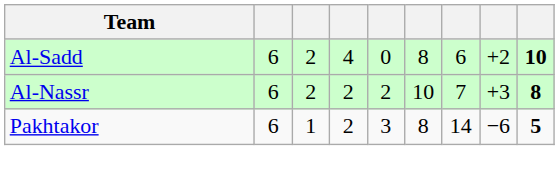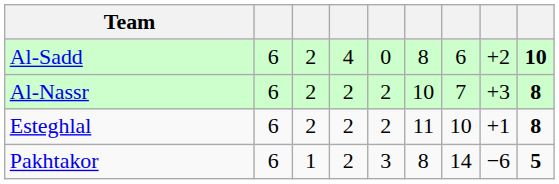+ row: (51, 126)
